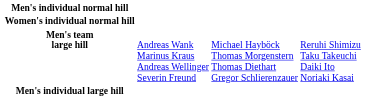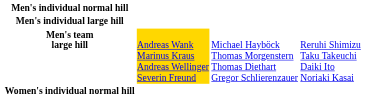rows swapped: (70, 91) <-> (70, 21)
(173, 61) no background -> (173, 61) gold background
